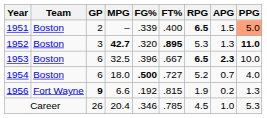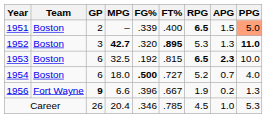(147, 59) .396 -> (147, 59) .192
(173, 59) .667 -> (173, 59) .815
(147, 91) .192 -> (147, 91) .396
(173, 91) .815 -> (173, 91) .667
